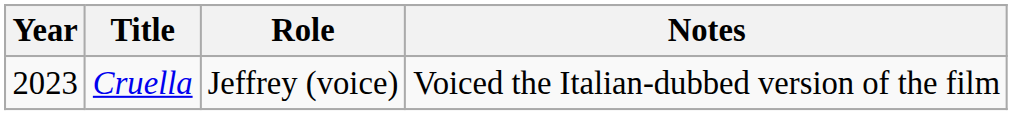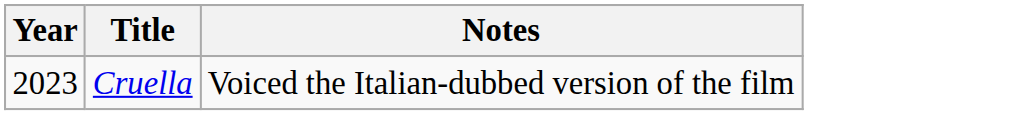- column: (303, 30)
